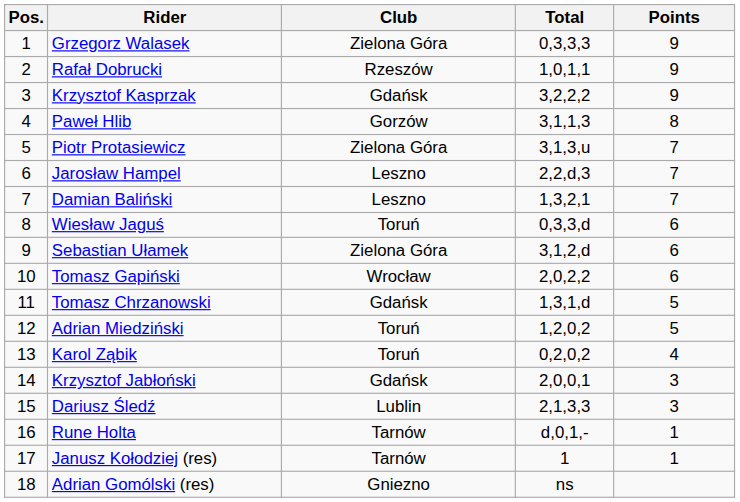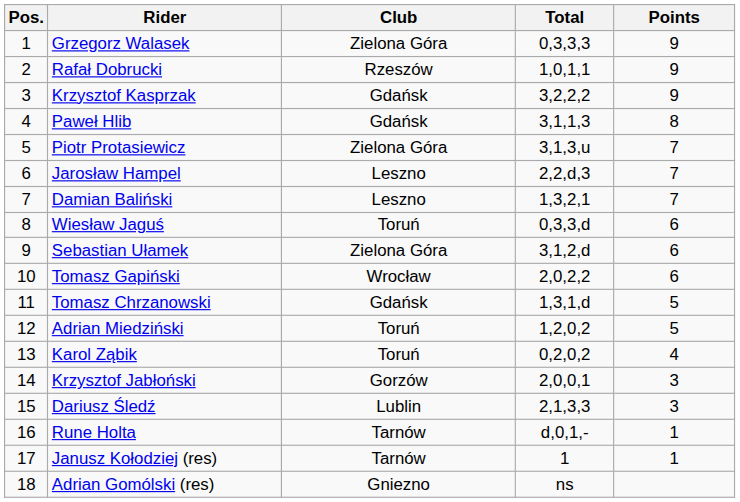(399, 121) Gorzów -> (399, 121) Gdańsk
(399, 380) Gdańsk -> (399, 380) Gorzów
